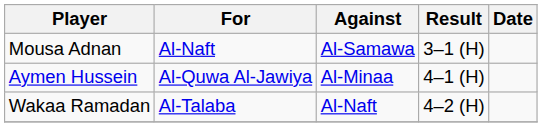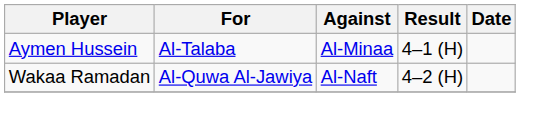- row: (65, 48)
(235, 77) Al-Quwa Al-Jawiya -> (197, 48) Al-Talaba
(197, 106) Al-Talaba -> (235, 77) Al-Quwa Al-Jawiya
